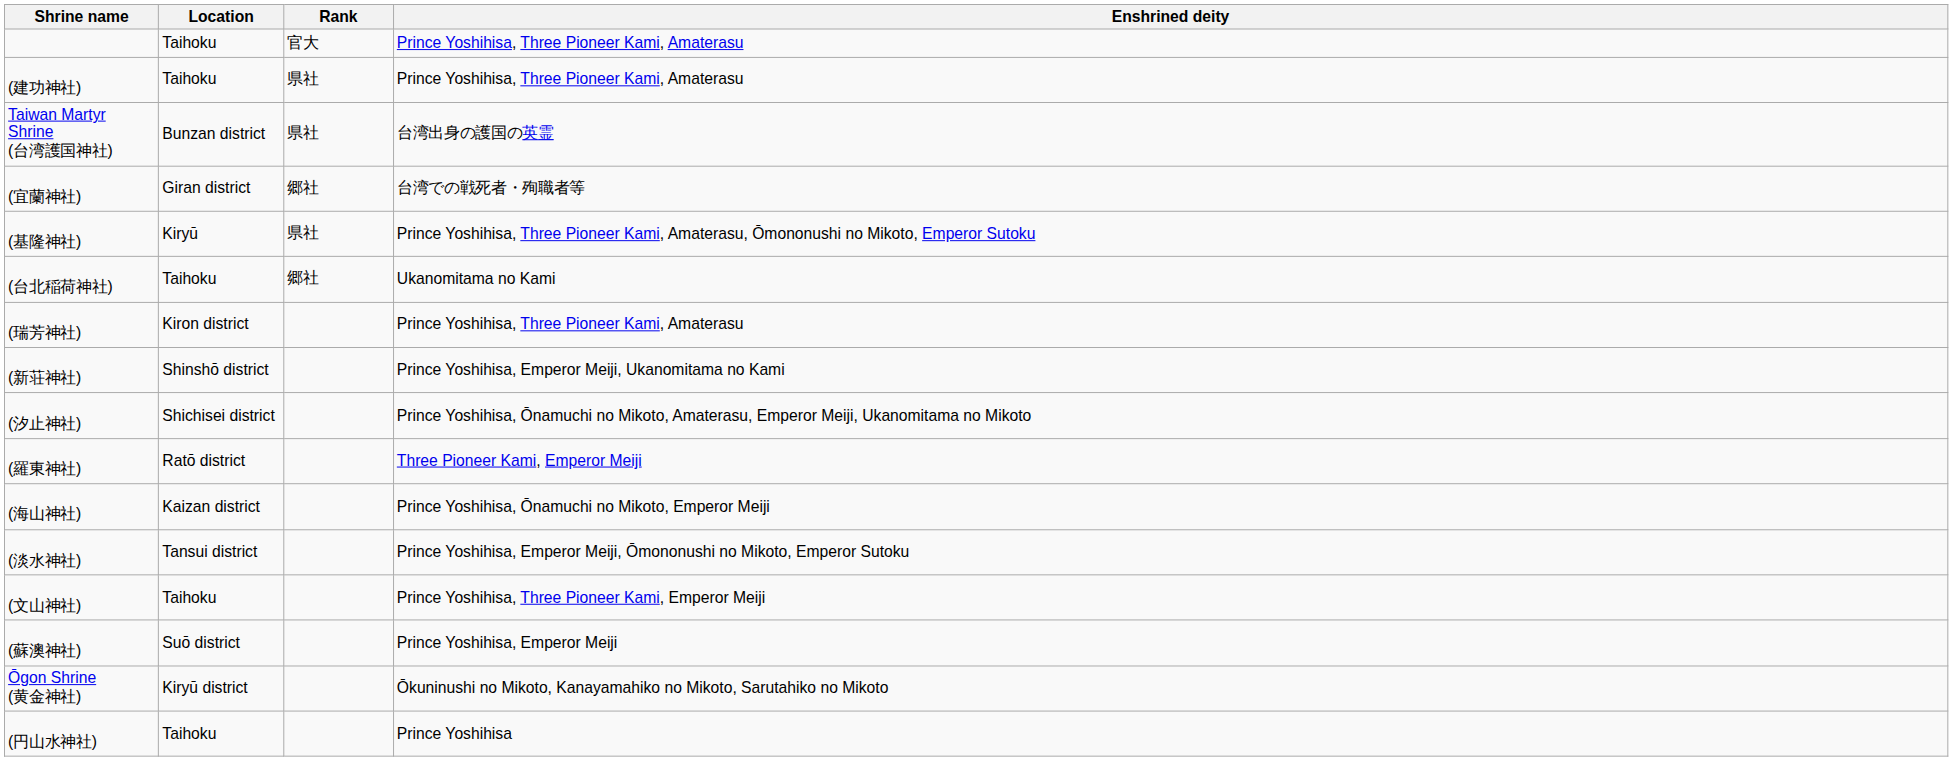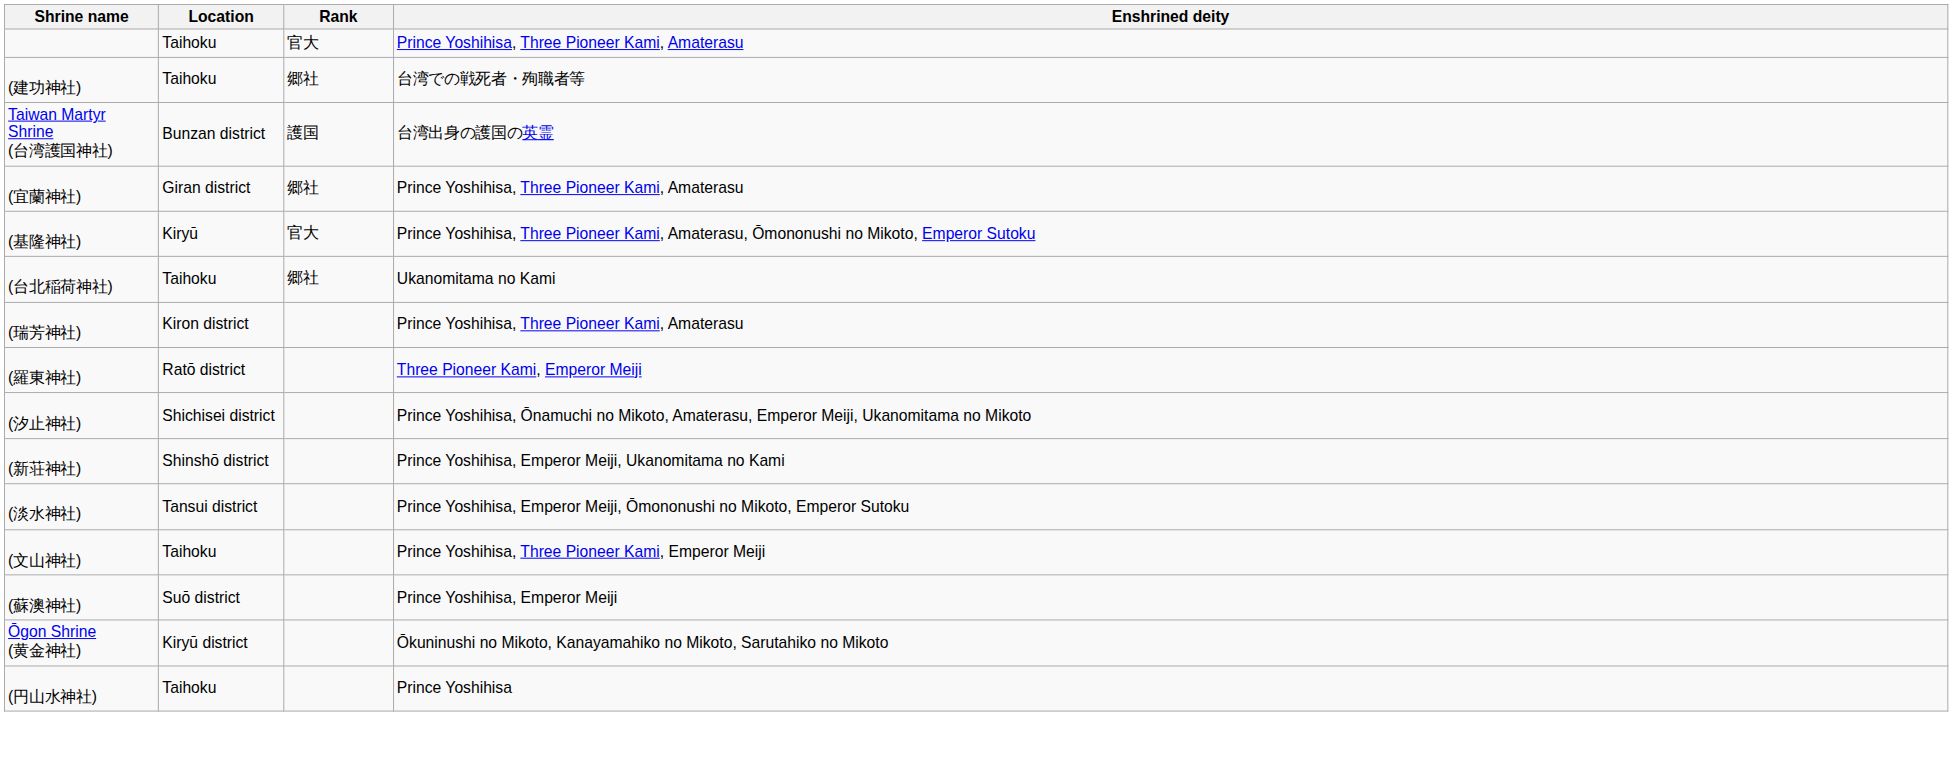(303, 79) 県社 -> (303, 79) 郷社
(570, 79) Prince Yoshihisa, Three Pioneer Kami, Amaterasu -> (491, 79) 台湾での戦死者・殉職者等
(303, 133) 県社 -> (303, 133) 護国
(491, 187) 台湾での戦死者・殉職者等 -> (570, 188) Prince Yoshihisa, Three Pioneer Kami, Amaterasu
(303, 233) 県社 -> (303, 233) 官大
rows swapped: (45, 469) <-> (45, 378)
- row: (45, 514)
